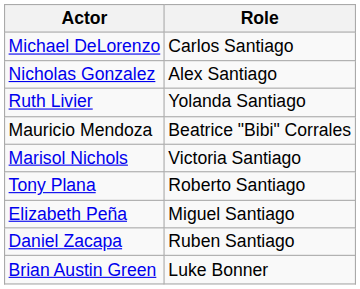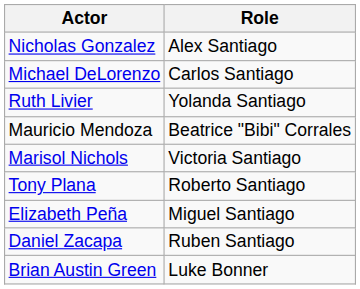rows swapped: (84, 46) <-> (82, 74)
